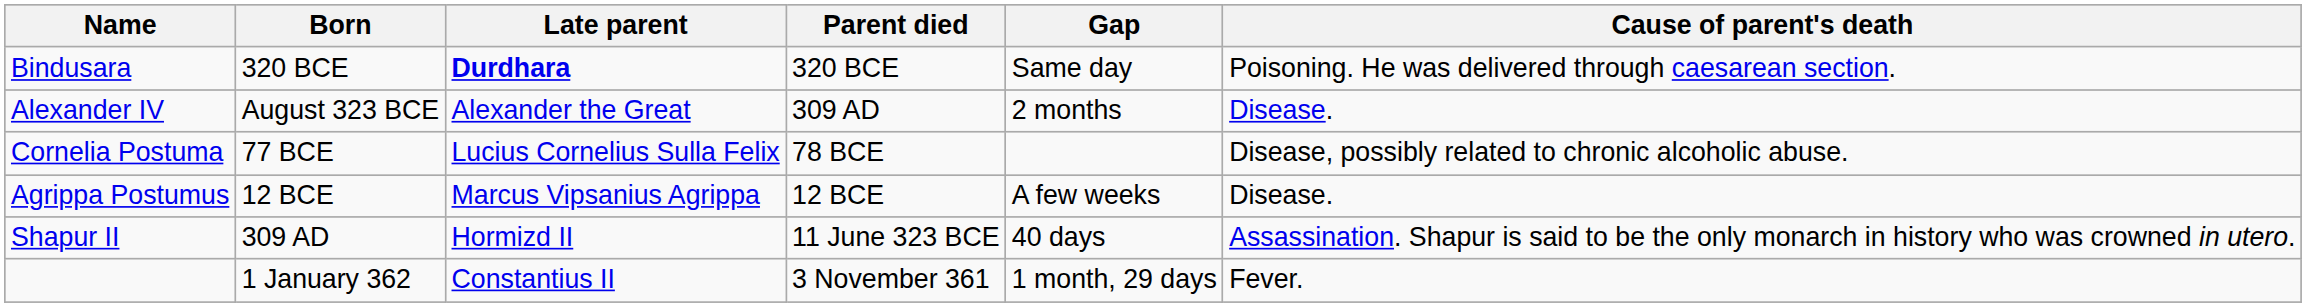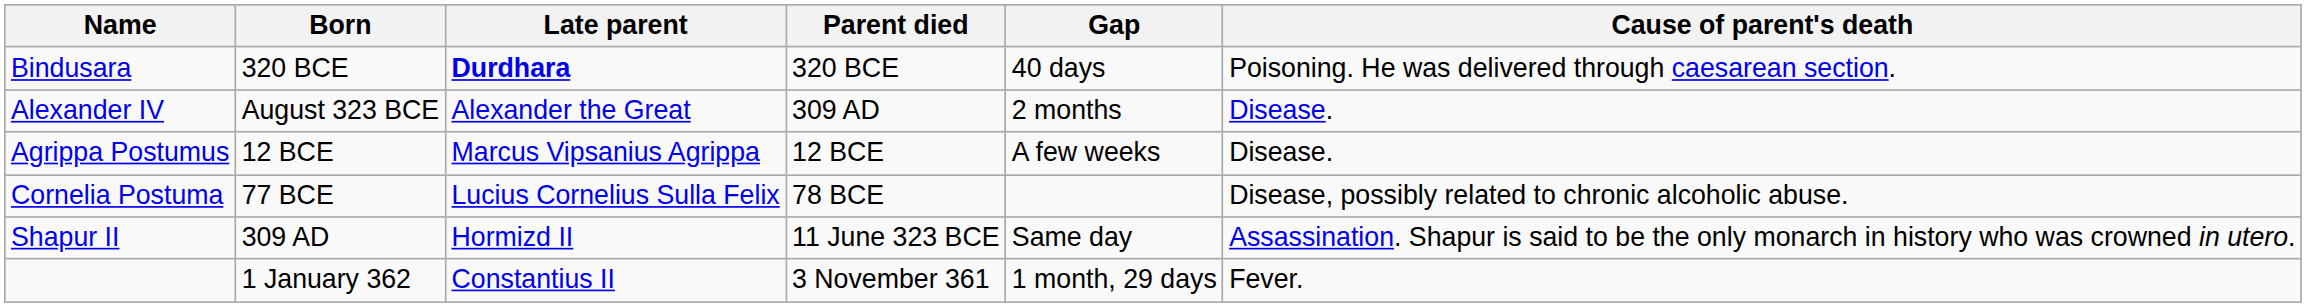(1072, 68) Same day -> (1059, 68) 40 days
rows swapped: (117, 152) <-> (120, 195)
(1059, 237) 40 days -> (1072, 237) Same day
